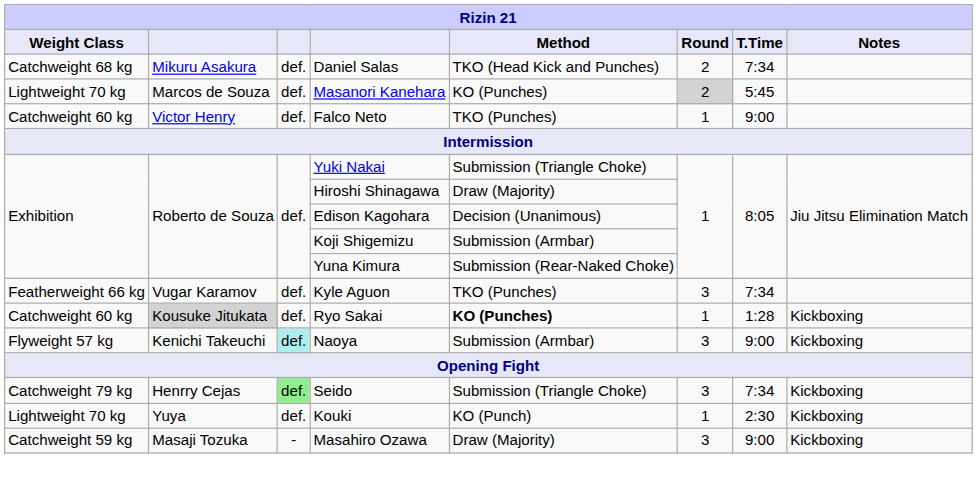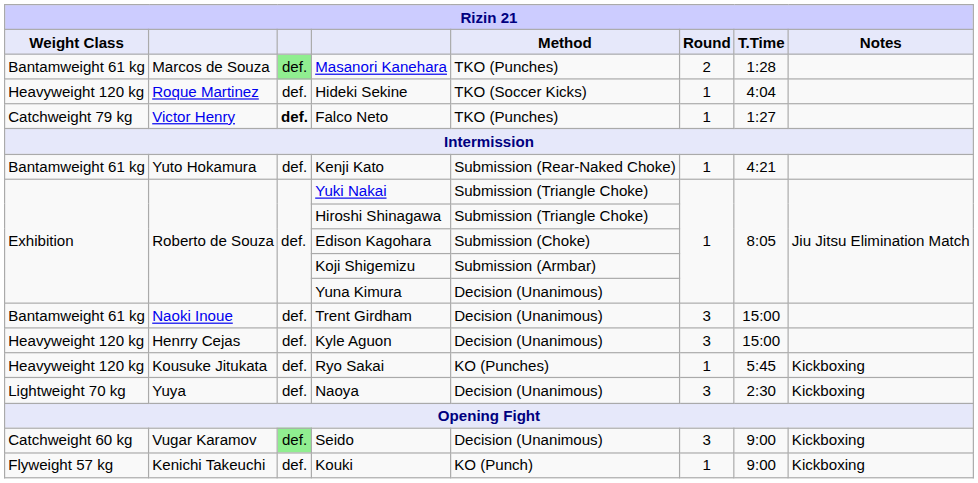- row: (356, 67)
(67, 92) Lightweight 70 kg -> (77, 67) Bantamweight 61 kg
(294, 92) no background -> (295, 67) lightgreen background
(500, 92) KO (Punches) -> (506, 67) TKO (Punches)
(705, 92) lightgrey background -> (707, 67) no background
(760, 92) 5:45 -> (761, 67) 1:28
+ row: (361, 92)
(70, 116) Catchweight 60 kg -> (70, 116) Catchweight 79 kg
(294, 116) normal -> (295, 116) bold
(760, 116) 9:00 -> (761, 116) 1:27
+ row: (350, 166)
(504, 191) Draw (Majority) -> (551, 216) Submission (Triangle Choke)
(527, 216) Decision (Unanimous) -> (522, 241) Submission (Choke)
(563, 266) Submission (Rear-Naked Choke) -> (528, 291) Decision (Unanimous)
+ row: (364, 316)
(77, 291) Featherweight 66 kg -> (76, 340) Heavyweight 120 kg
(204, 291) Vugar Karamov -> (196, 340) Henrry Cejas
(505, 291) TKO (Punches) -> (528, 340) Decision (Unanimous)
(760, 291) 7:34 -> (761, 340) 15:00
(70, 316) Catchweight 60 kg -> (76, 365) Heavyweight 120 kg
(210, 316) lightgrey background -> (210, 365) no background
(502, 316) bold -> (502, 365) normal
(760, 316) 1:28 -> (761, 365) 5:45
(61, 340) Flyweight 57 kg -> (67, 390) Lightweight 70 kg
(209, 340) Kenichi Takeuchi -> (169, 390) Yuya
(294, 340) paleturquoise background -> (295, 390) no background
(523, 340) Submission (Armbar) -> (528, 390) Decision (Unanimous)
(760, 340) 9:00 -> (761, 390) 2:30
(70, 390) Catchweight 79 kg -> (70, 440) Catchweight 60 kg
(196, 390) Henrry Cejas -> (204, 440) Vugar Karamov
(550, 390) Submission (Triangle Choke) -> (528, 440) Decision (Unanimous)
(760, 390) 7:34 -> (761, 440) 9:00
(67, 415) Lightweight 70 kg -> (61, 465) Flyweight 57 kg
(169, 415) Yuya -> (209, 465) Kenichi Takeuchi
(760, 415) 2:30 -> (761, 465) 9:00
- row: (370, 440)
